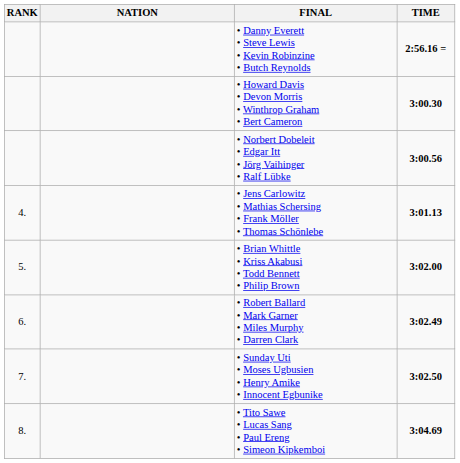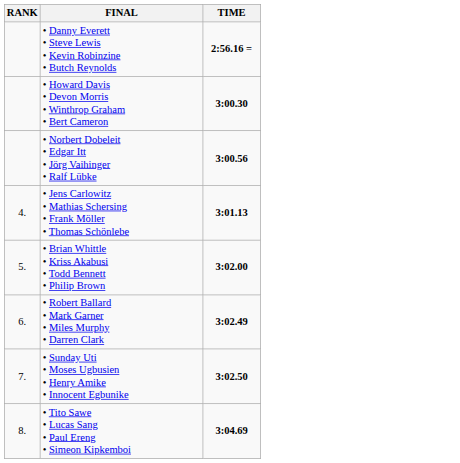- column: (137, 13)
